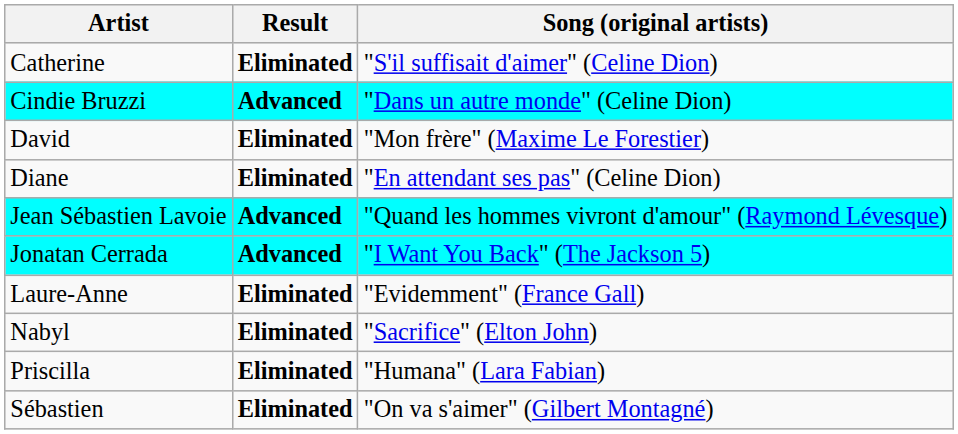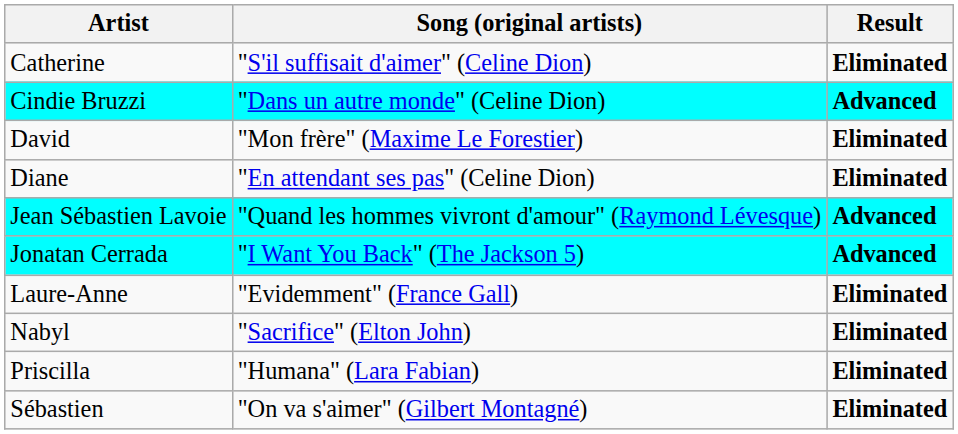columns swapped: (655, 23) <-> (295, 23)
